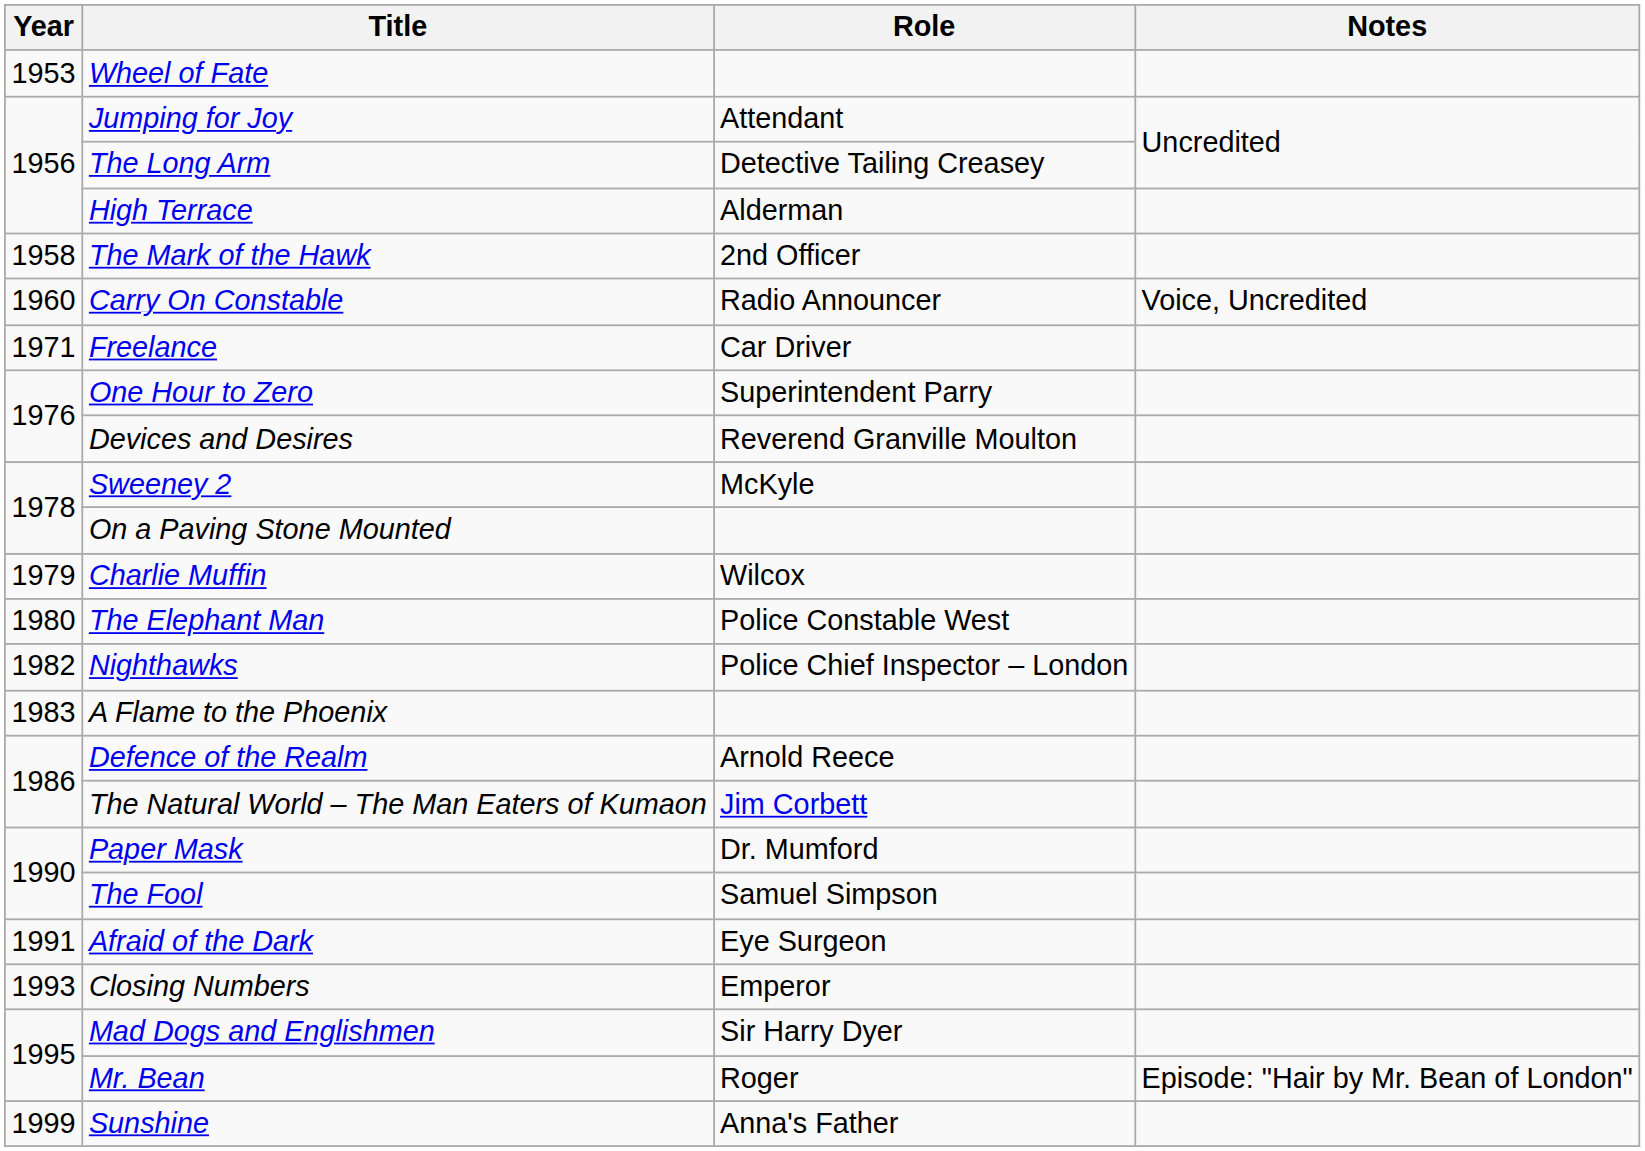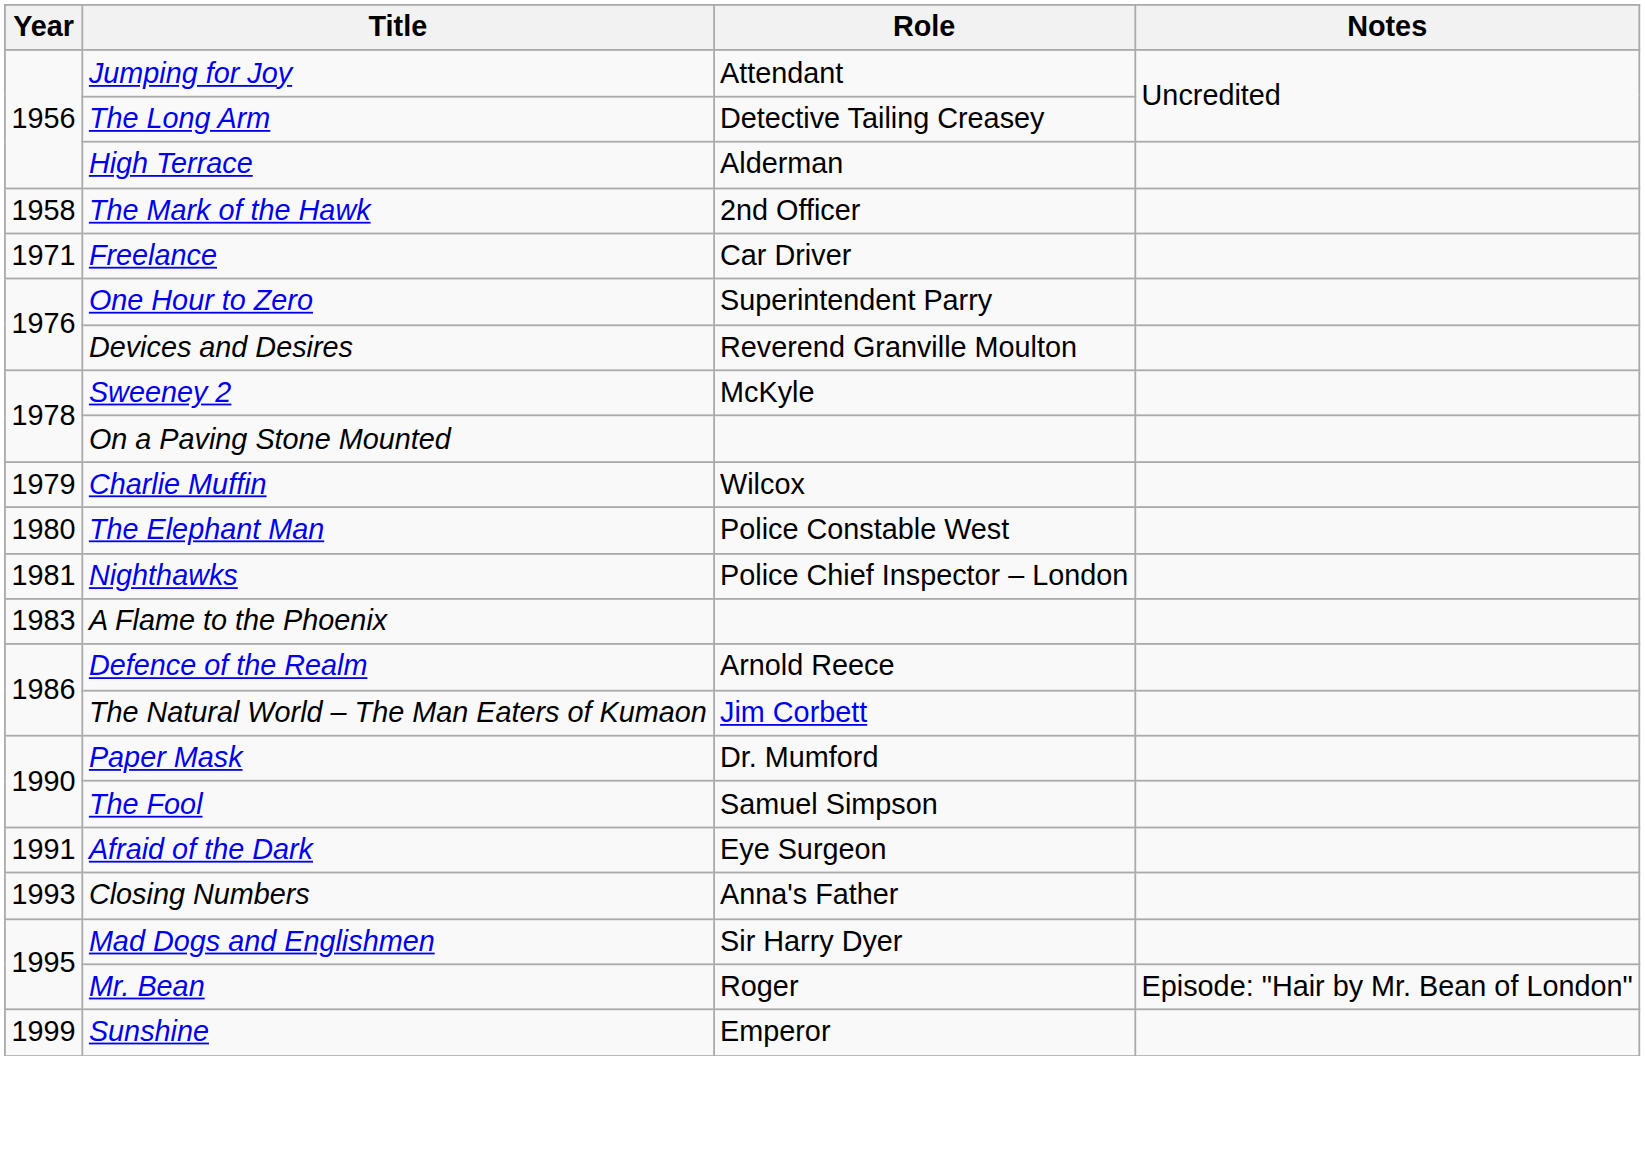- row: (179, 73)
- row: (216, 301)
(44, 666) 1982 -> (44, 575) 1981
(775, 986) Emperor -> (809, 895) Anna's Father
(809, 1123) Anna's Father -> (775, 1032) Emperor
